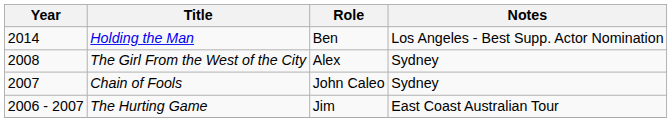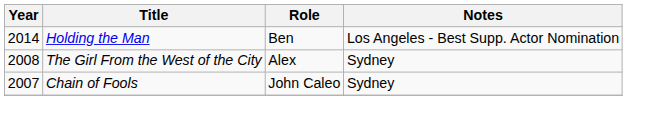- row: (149, 106)
